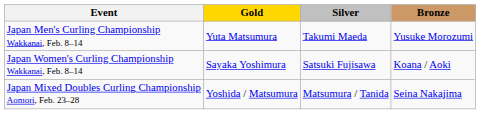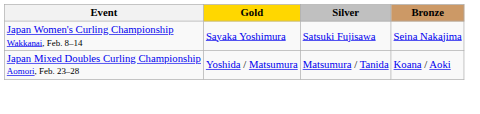- row: (84, 36)
(422, 65) Koana / Aoki -> (428, 36) Seina Nakajima
(428, 94) Seina Nakajima -> (422, 65) Koana / Aoki
